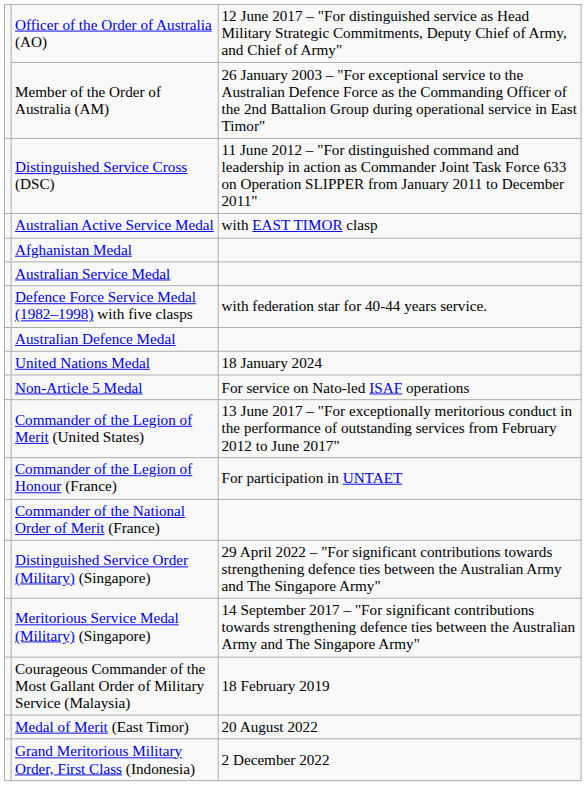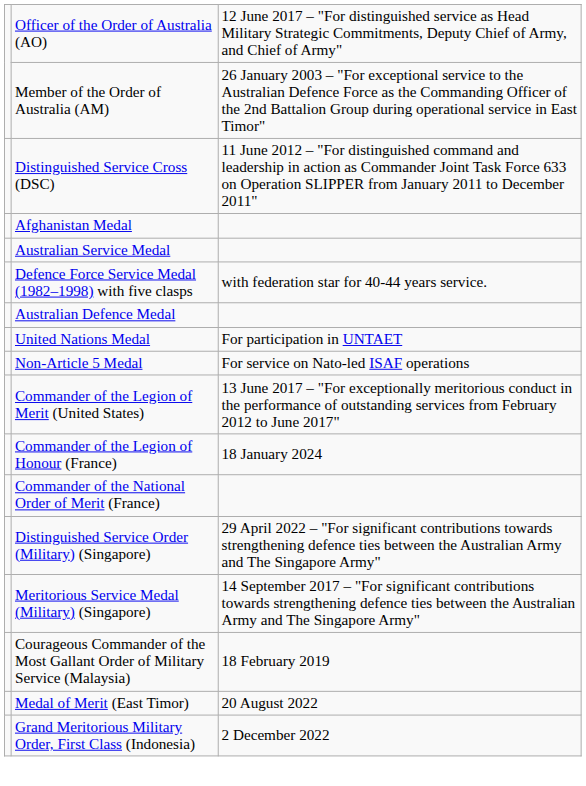- row: (114, 225)
(272, 363) 18 January 2024 -> (312, 339) For participation in UNTAET
(312, 478) For participation in UNTAET -> (272, 454) 18 January 2024
